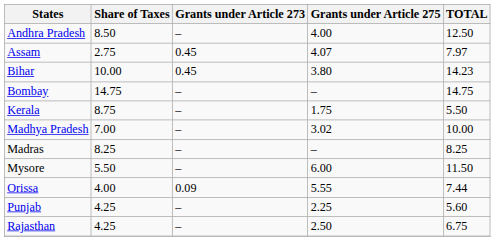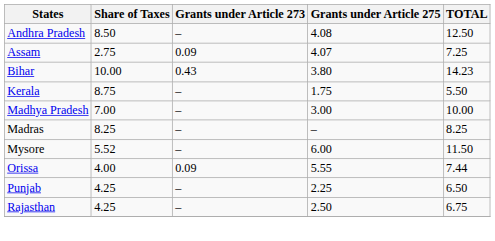(321, 33) 4.00 -> (321, 33) 4.08
(186, 52) 0.45 -> (186, 52) 0.09
(457, 52) 7.97 -> (457, 52) 7.25
(186, 71) 0.45 -> (186, 71) 0.43
- row: (28, 91)
(321, 129) 3.02 -> (321, 110) 3.00
(105, 168) 5.50 -> (105, 149) 5.52
(457, 206) 5.60 -> (457, 187) 6.50
